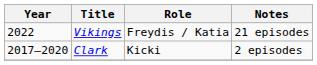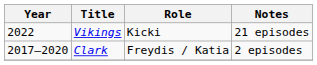(178, 32) Freydis / Katia -> (144, 32) Kicki
(144, 51) Kicki -> (178, 51) Freydis / Katia
